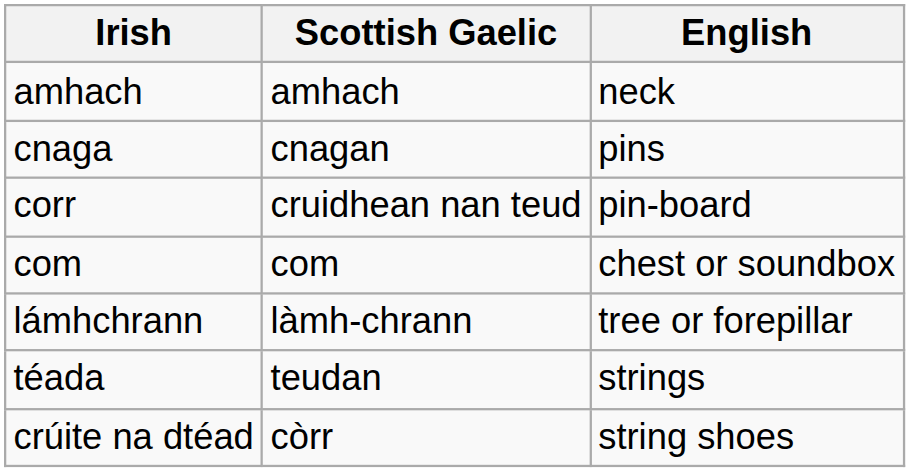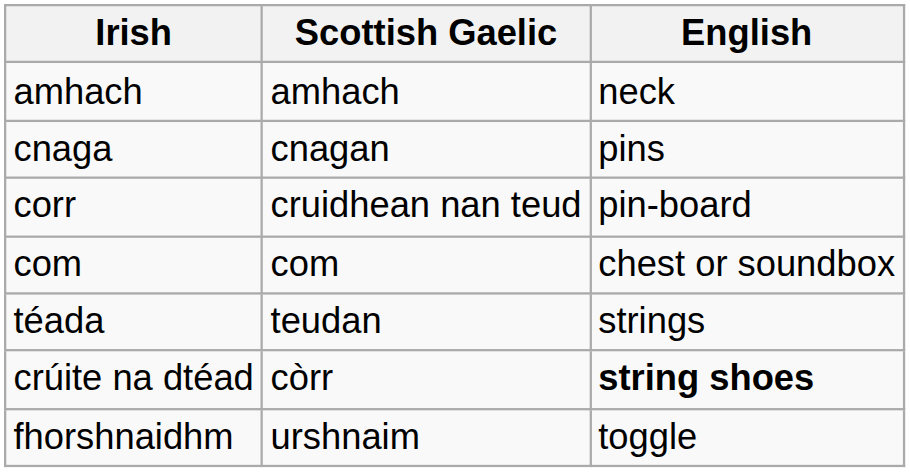- row: (108, 321)
(696, 436) normal -> (706, 378) bold
+ row: (124, 436)
